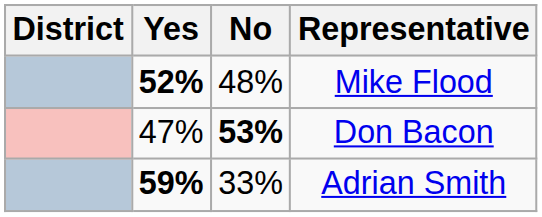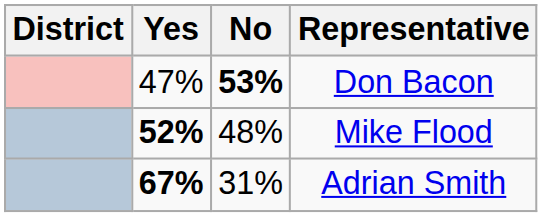rows swapped: (414, 81) <-> (414, 132)
(171, 183) 59% -> (171, 183) 67%
(251, 183) 33% -> (251, 183) 31%
